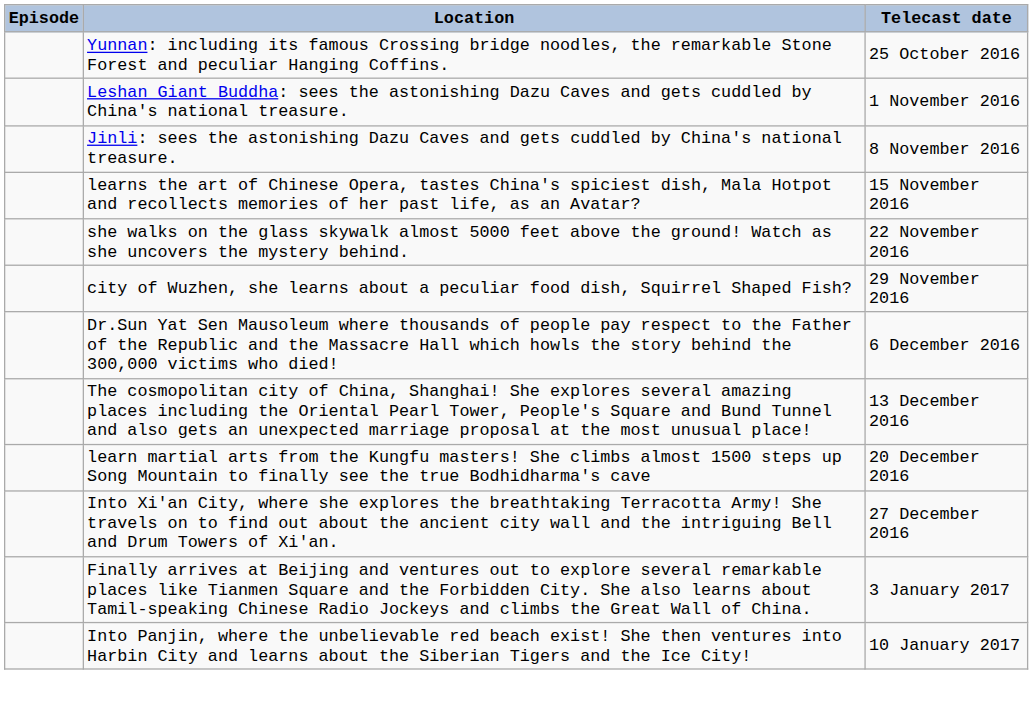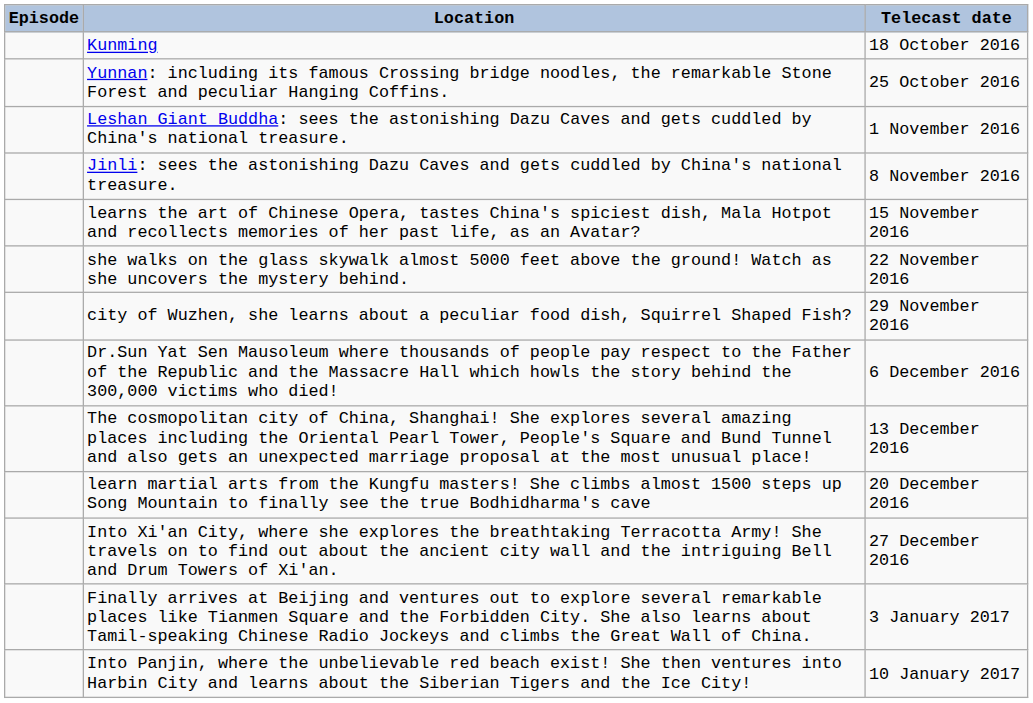+ row: (122, 46)
